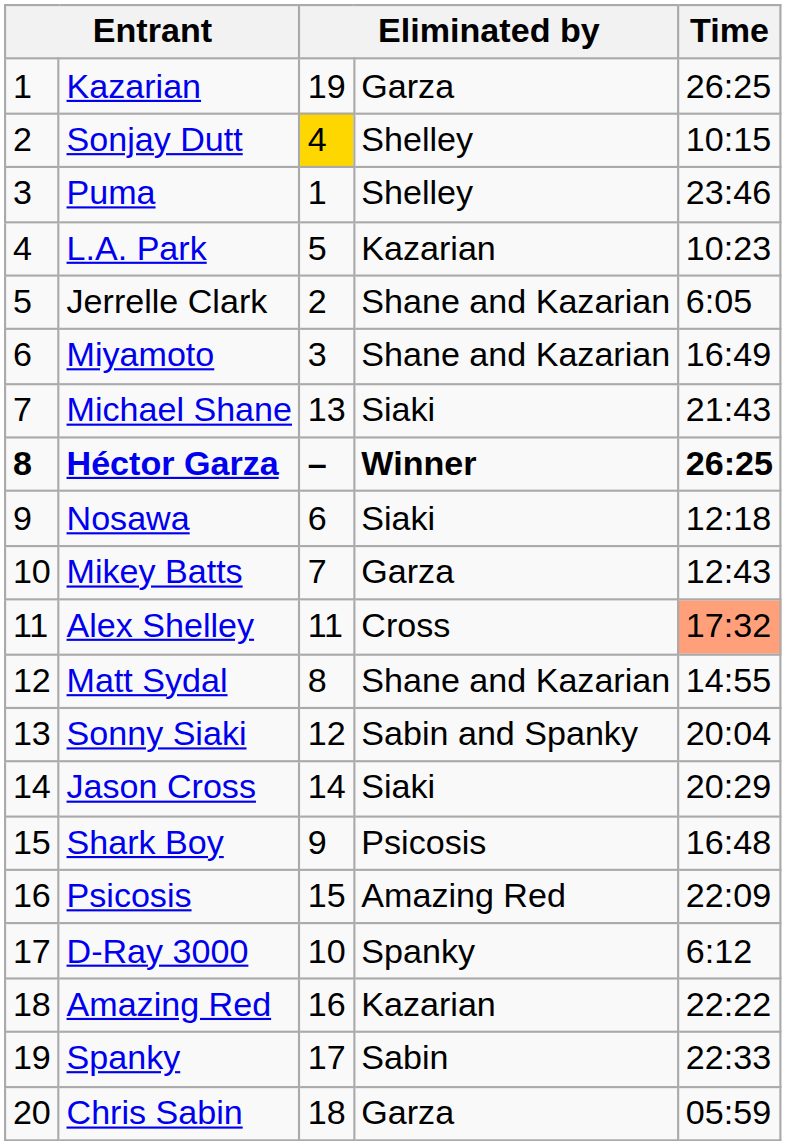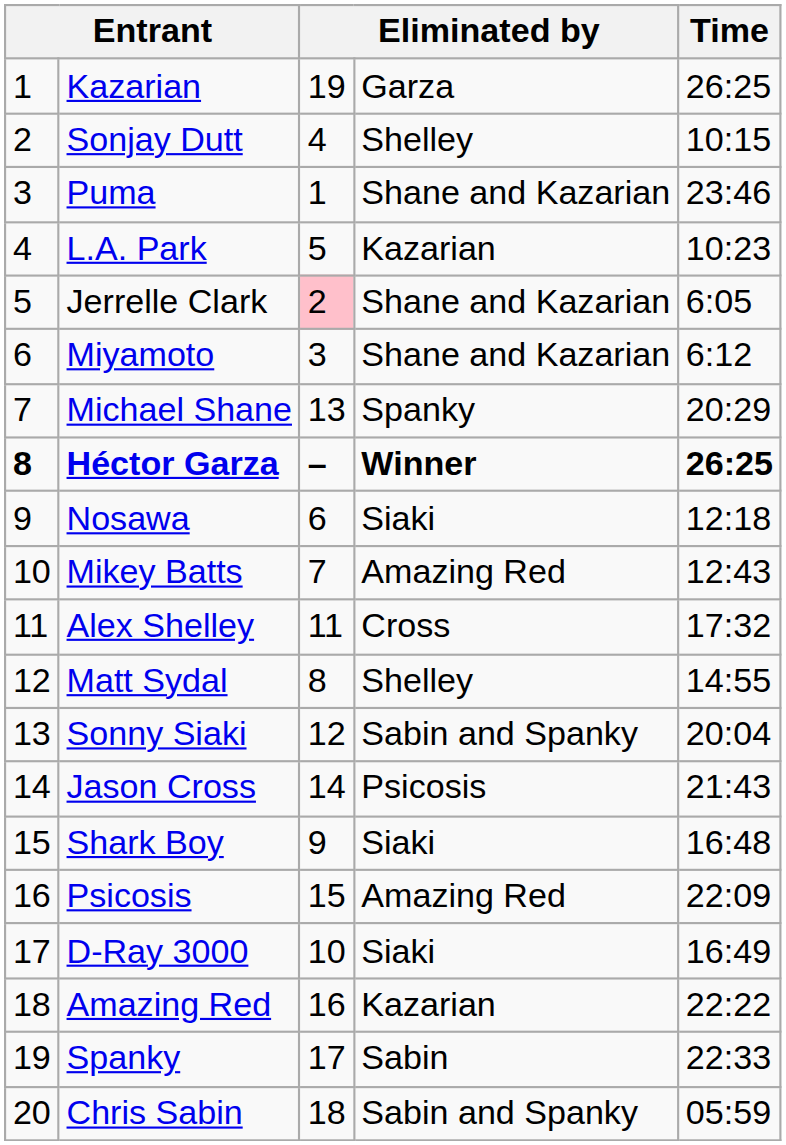(317, 139) gold background -> (317, 139) no background
(417, 193) Shelley -> (516, 193) Shane and Kazarian
(317, 301) no background -> (317, 301) pink background
(729, 355) 16:49 -> (719, 355) 6:12
(398, 409) Siaki -> (418, 409) Spanky
(729, 409) 21:43 -> (729, 409) 20:29
(408, 572) Garza -> (464, 572) Amazing Red
(729, 626) lightsalmon background -> (729, 626) no background
(516, 680) Shane and Kazarian -> (417, 680) Shelley
(398, 788) Siaki -> (424, 788) Psicosis
(729, 788) 20:29 -> (729, 788) 21:43
(424, 842) Psicosis -> (398, 842) Siaki
(418, 950) Spanky -> (398, 950) Siaki
(719, 950) 6:12 -> (729, 950) 16:49
(408, 1112) Garza -> (500, 1112) Sabin and Spanky
